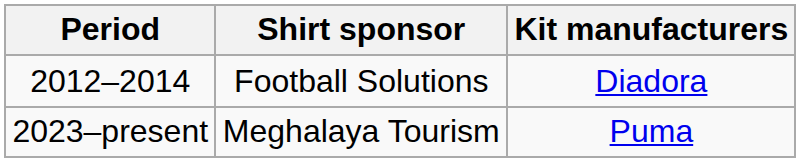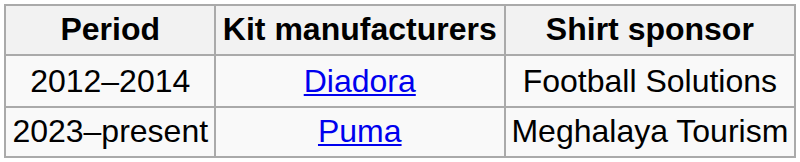columns swapped: (651, 29) <-> (361, 29)
